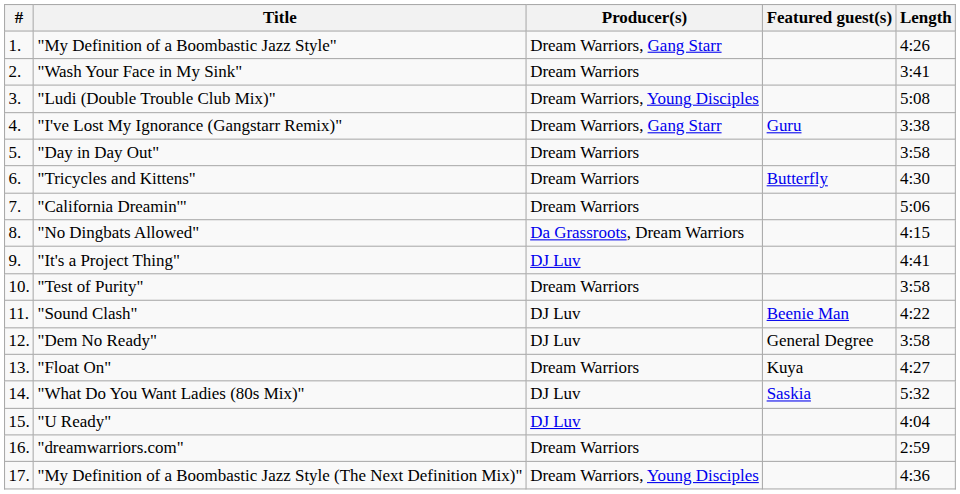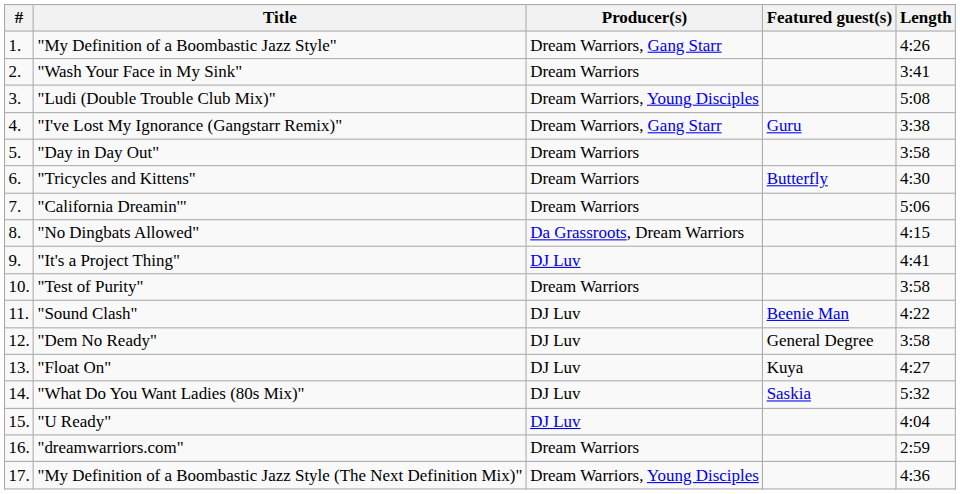(585, 367) Dream Warriors -> (555, 367) DJ Luv
